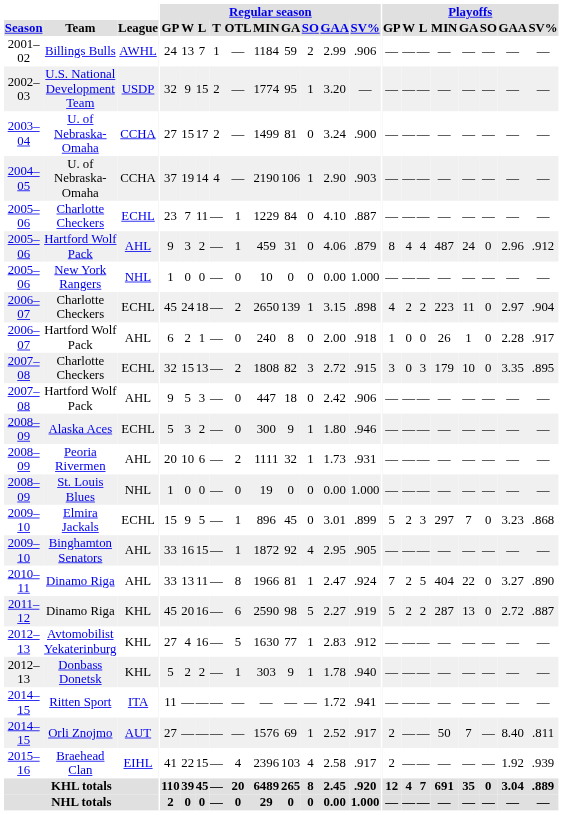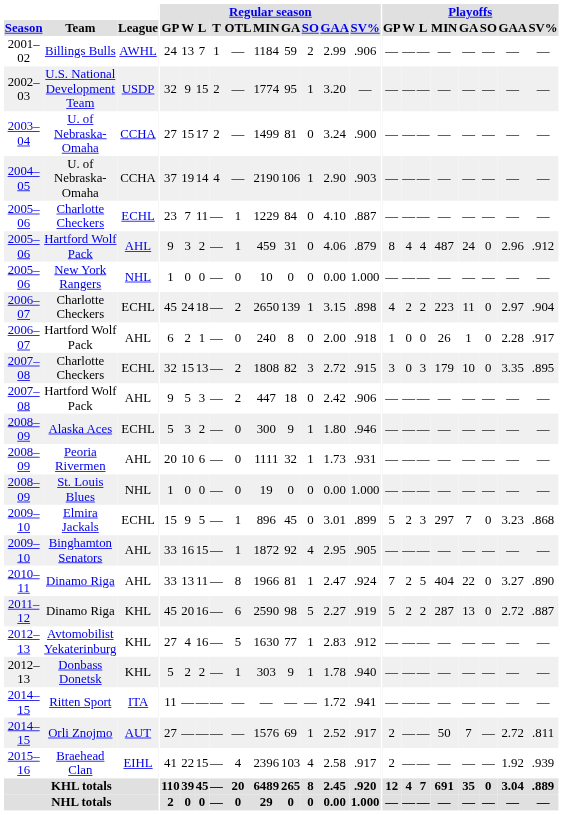(238, 398) 0 -> (238, 398) 2
(238, 459) 2 -> (238, 459) 0
(513, 732) 8.40 -> (513, 732) 2.72
